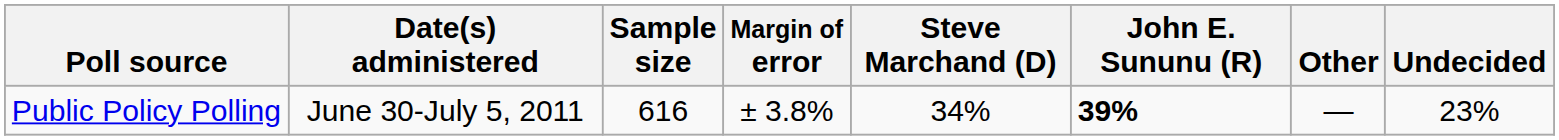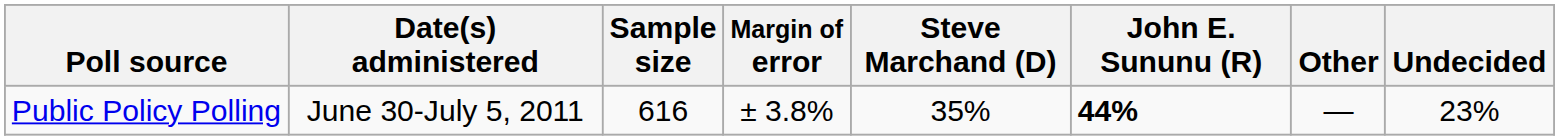(961, 109) 34% -> (961, 109) 35%
(1108, 109) 39% -> (1108, 109) 44%
